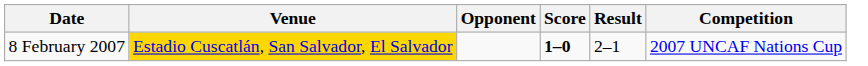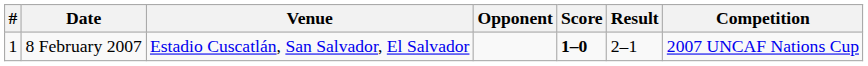+ column: (13, 18)
(293, 46) gold background -> (310, 46) no background
